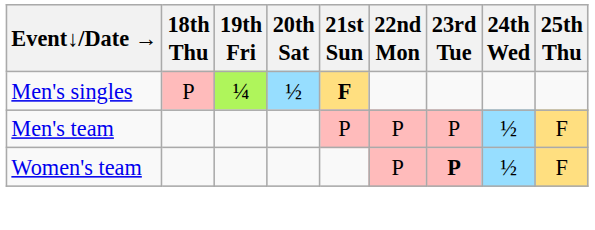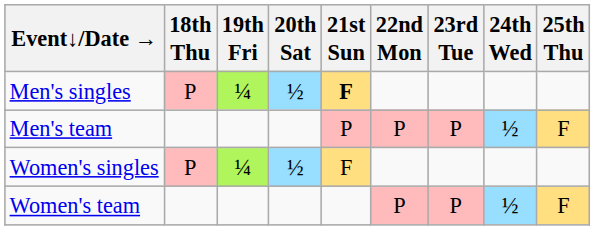+ row: (84, 167)
(454, 167) bold -> (456, 205) normal
